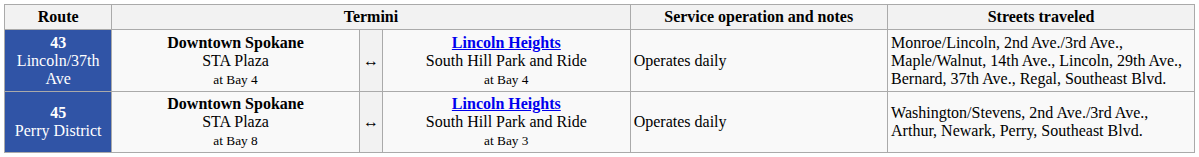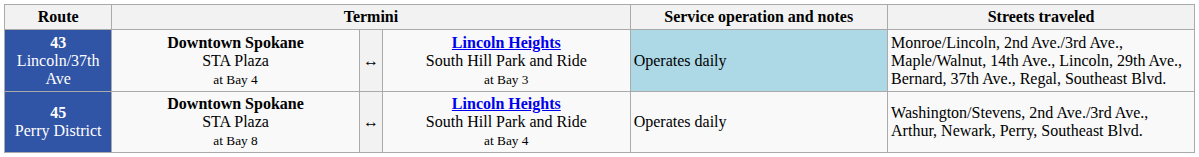(506, 60) Lincoln Heights South Hill Park and Ride at Bay 4 -> (506, 60) Lincoln Heights South Hill Park and Ride at Bay 3
(680, 60) no background -> (680, 60) lightblue background
(506, 121) Lincoln Heights South Hill Park and Ride at Bay 3 -> (506, 121) Lincoln Heights South Hill Park and Ride at Bay 4
